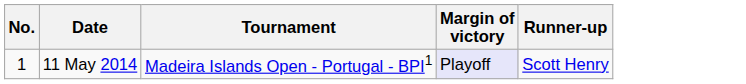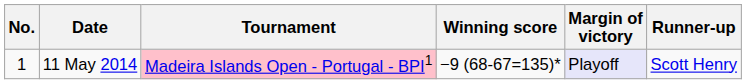+ column: (500, 27)
(289, 64) no background -> (289, 64) pink background
